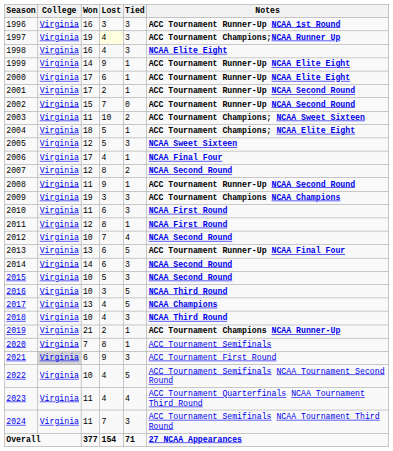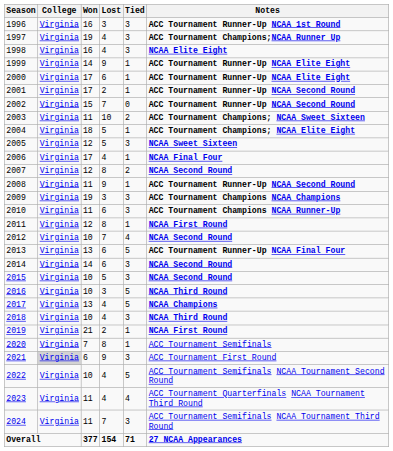(104, 38) lightyellow background -> (104, 38) no background
(188, 211) NCAA First Round -> (244, 211) ACC Tournament Champions NCAA Runner-Up
(244, 331) ACC Tournament Champions NCAA Runner-Up -> (188, 331) NCAA First Round
